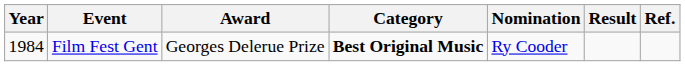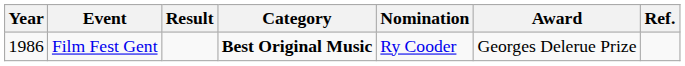columns swapped: (245, 18) <-> (613, 18)
(26, 46) 1984 -> (26, 46) 1986
